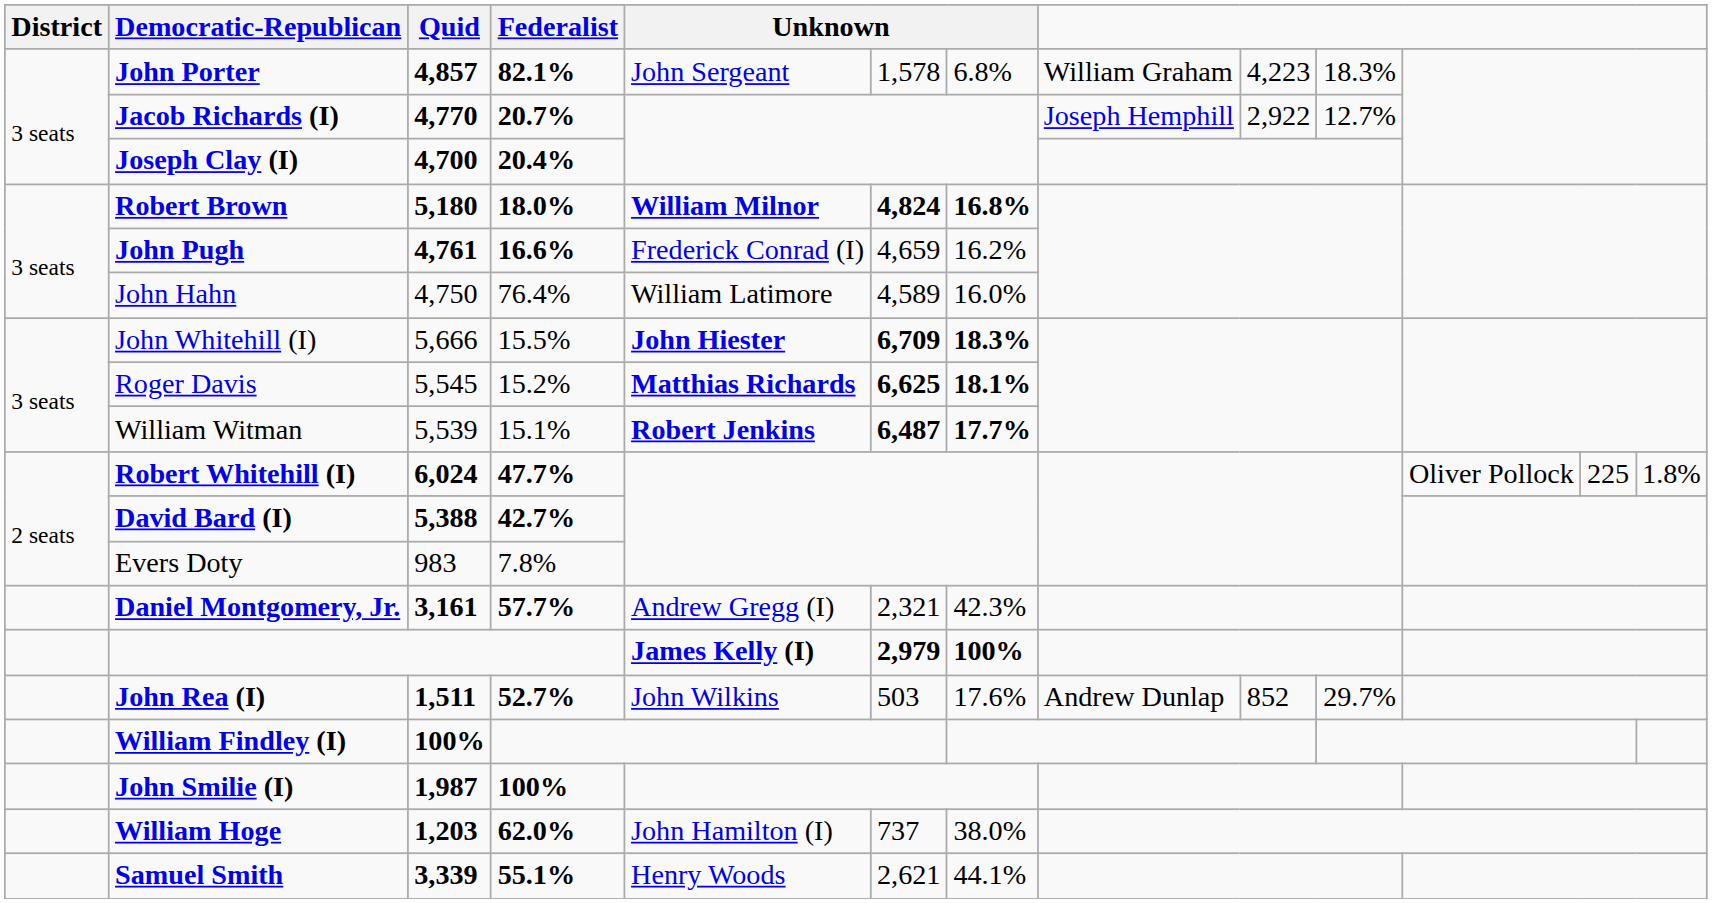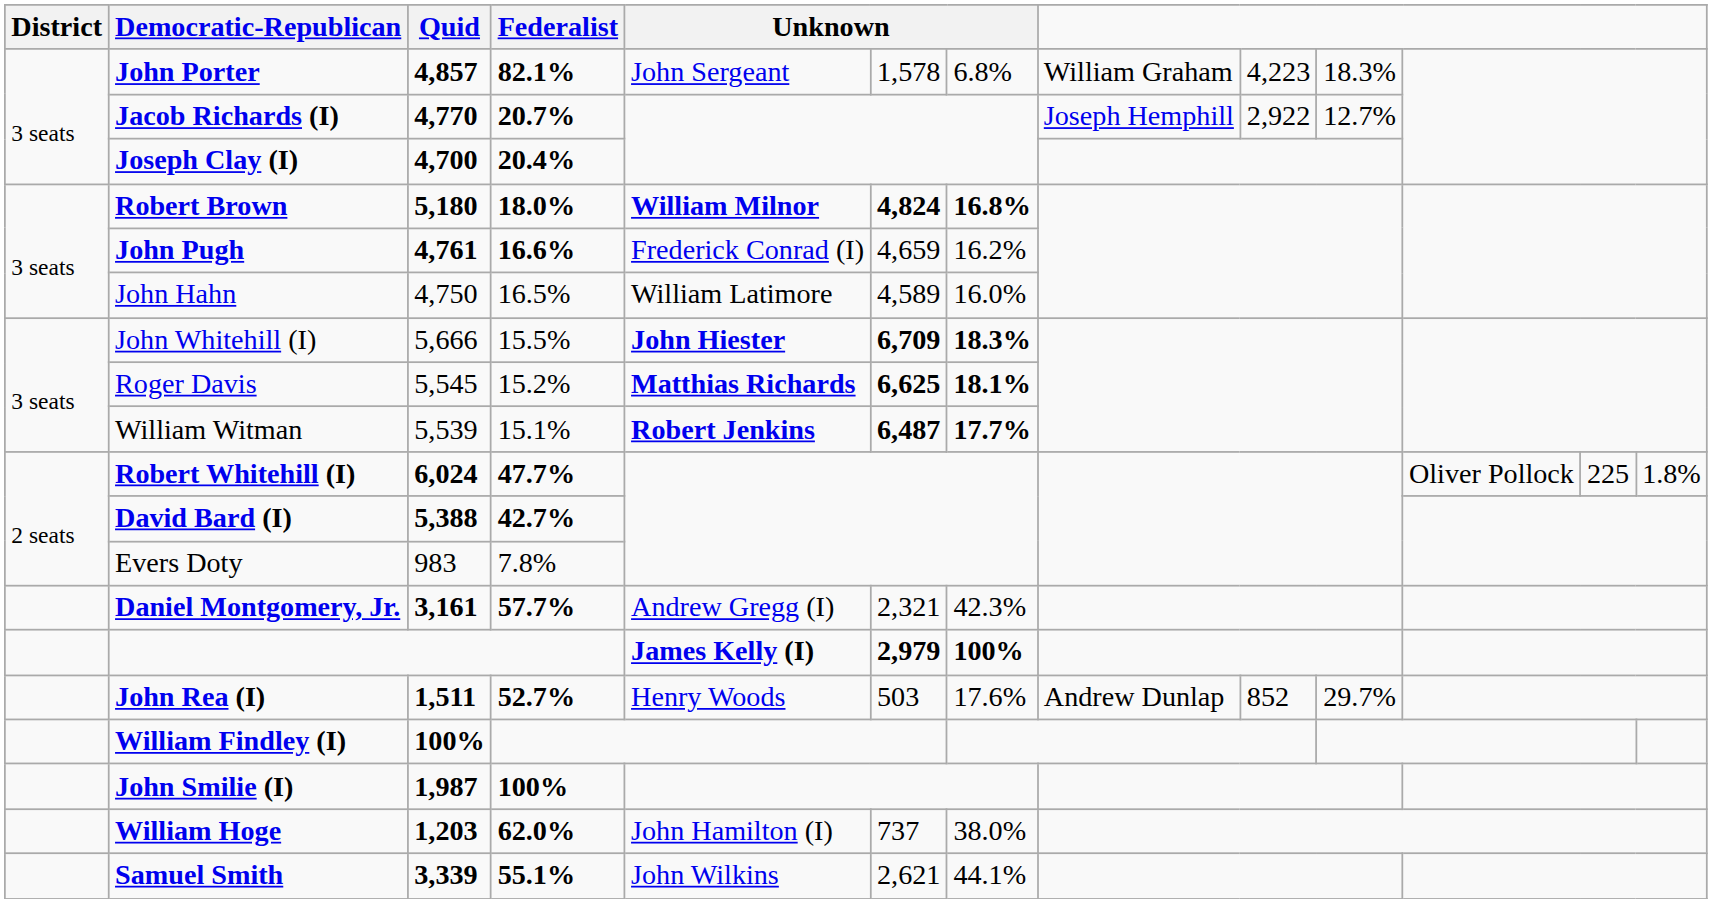(534, 294) 76.4% -> (534, 294) 16.5%
(705, 696) John Wilkins -> (708, 696) Henry Woods
(708, 875) Henry Woods -> (705, 875) John Wilkins
